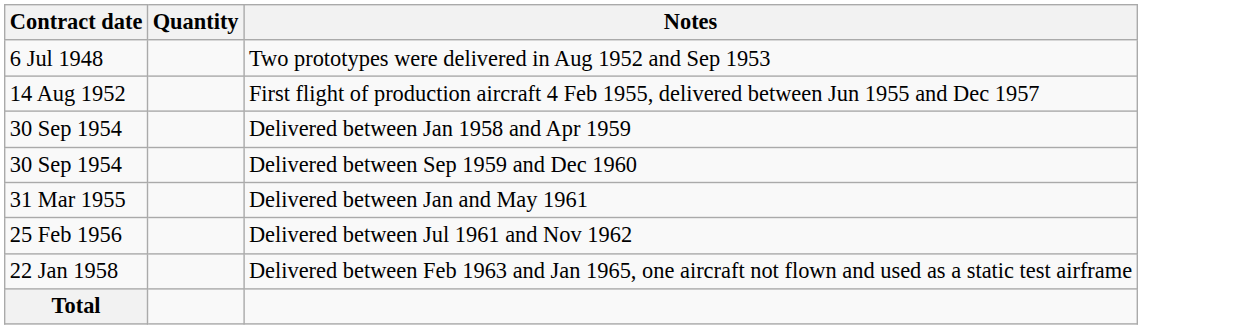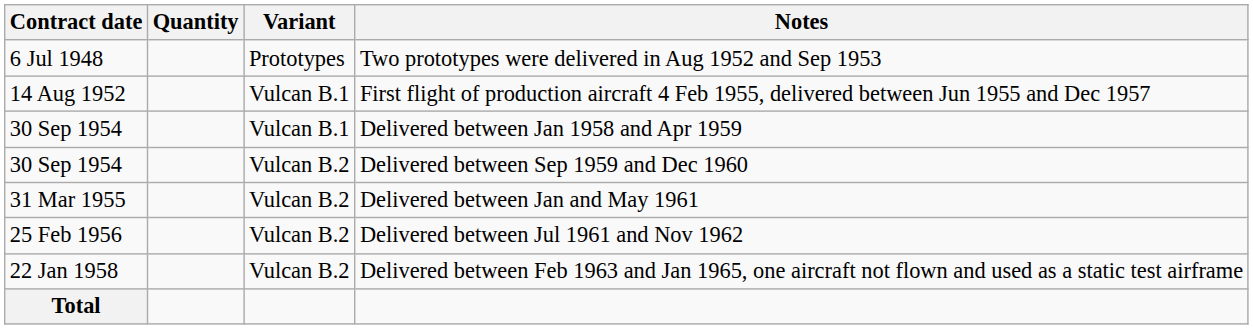+ column: (299, 22)
